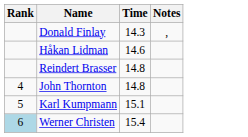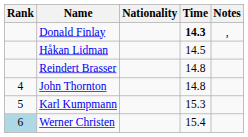+ column: (150, 13)
(135, 31) normal -> (195, 31) bold
(135, 50) 14.6 -> (195, 50) 14.5
(135, 104) 15.1 -> (195, 104) 15.3
